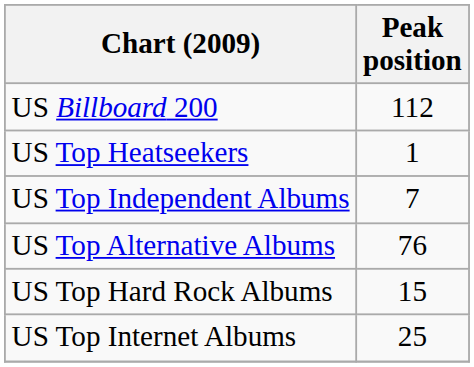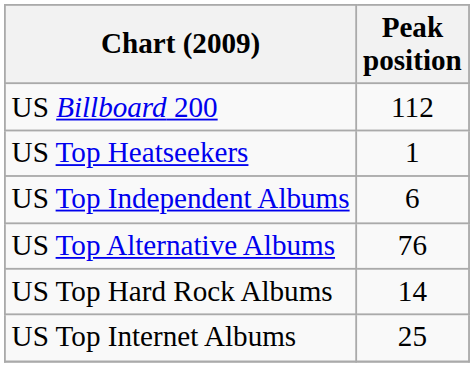(412, 198) 7 -> (412, 198) 6
(412, 291) 15 -> (412, 291) 14
